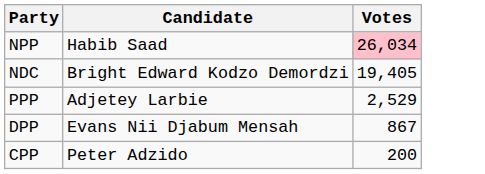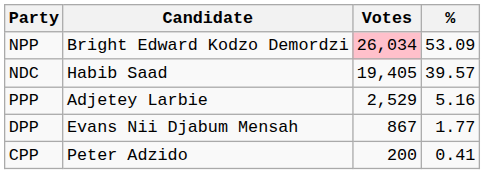+ column: (450, 18)
(117, 46) Habib Saad -> (208, 46) Bright Edward Kodzo Demordzi
(208, 73) Bright Edward Kodzo Demordzi -> (117, 73) Habib Saad
